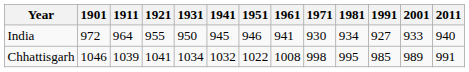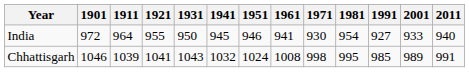(349, 35) 934 -> (349, 35) 954
(191, 56) 1034 -> (191, 56) 1043
(255, 56) 1022 -> (255, 56) 1024
